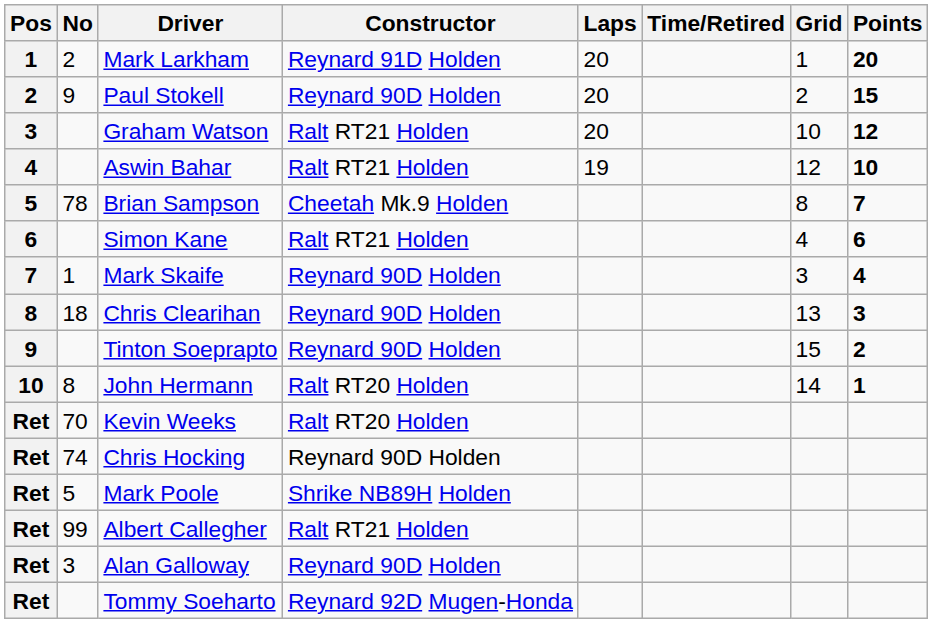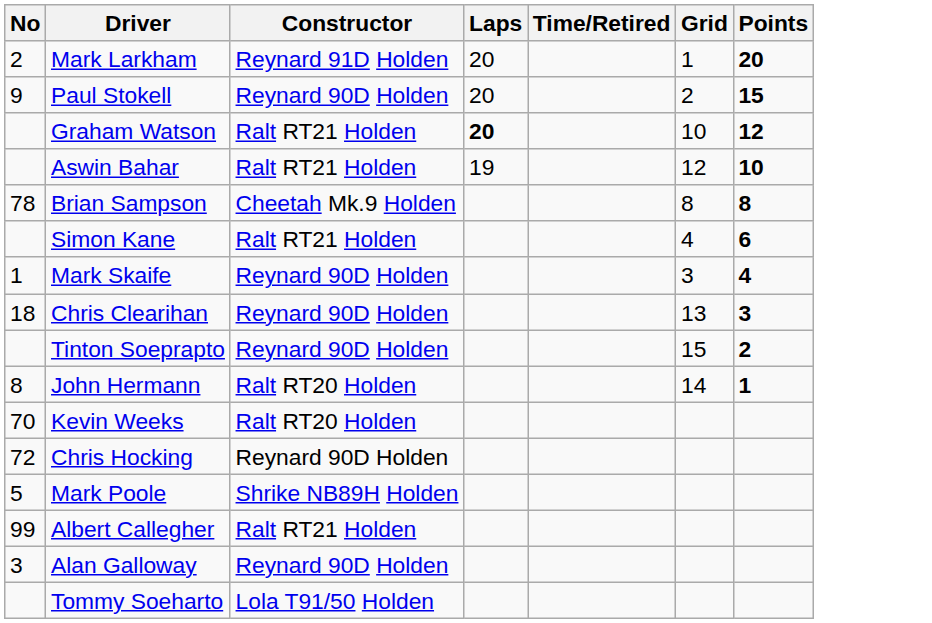- column: (31, 23)
(596, 131) normal -> (482, 131) bold
(859, 203) 7 -> (745, 203) 8
(75, 456) 74 -> (23, 456) 72
(430, 600) Reynard 92D Mugen-Honda -> (335, 600) Lola T91/50 Holden
